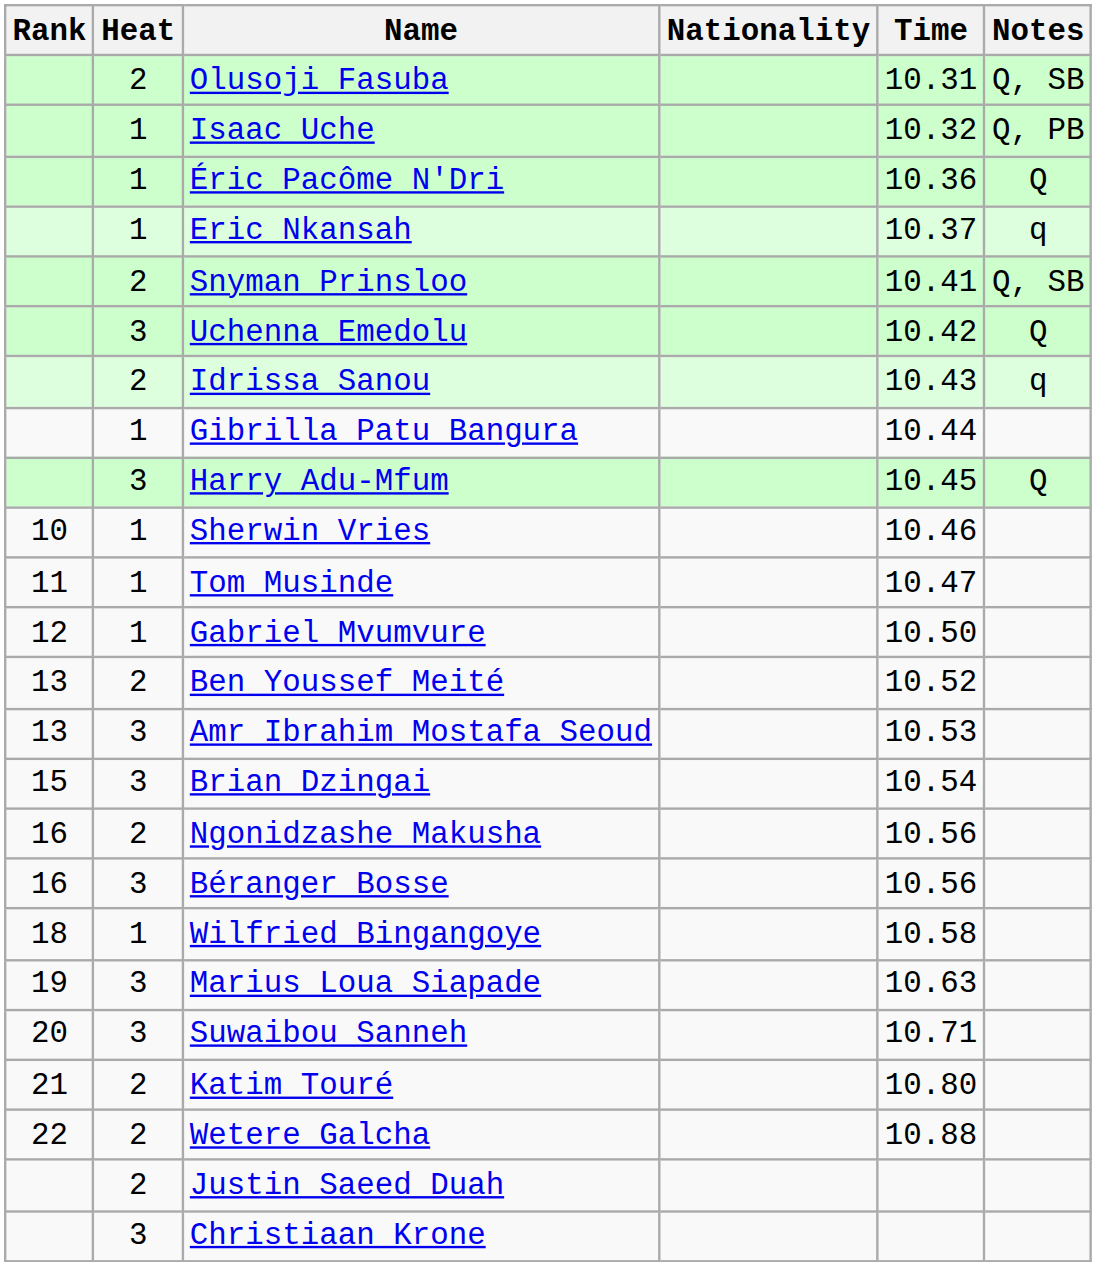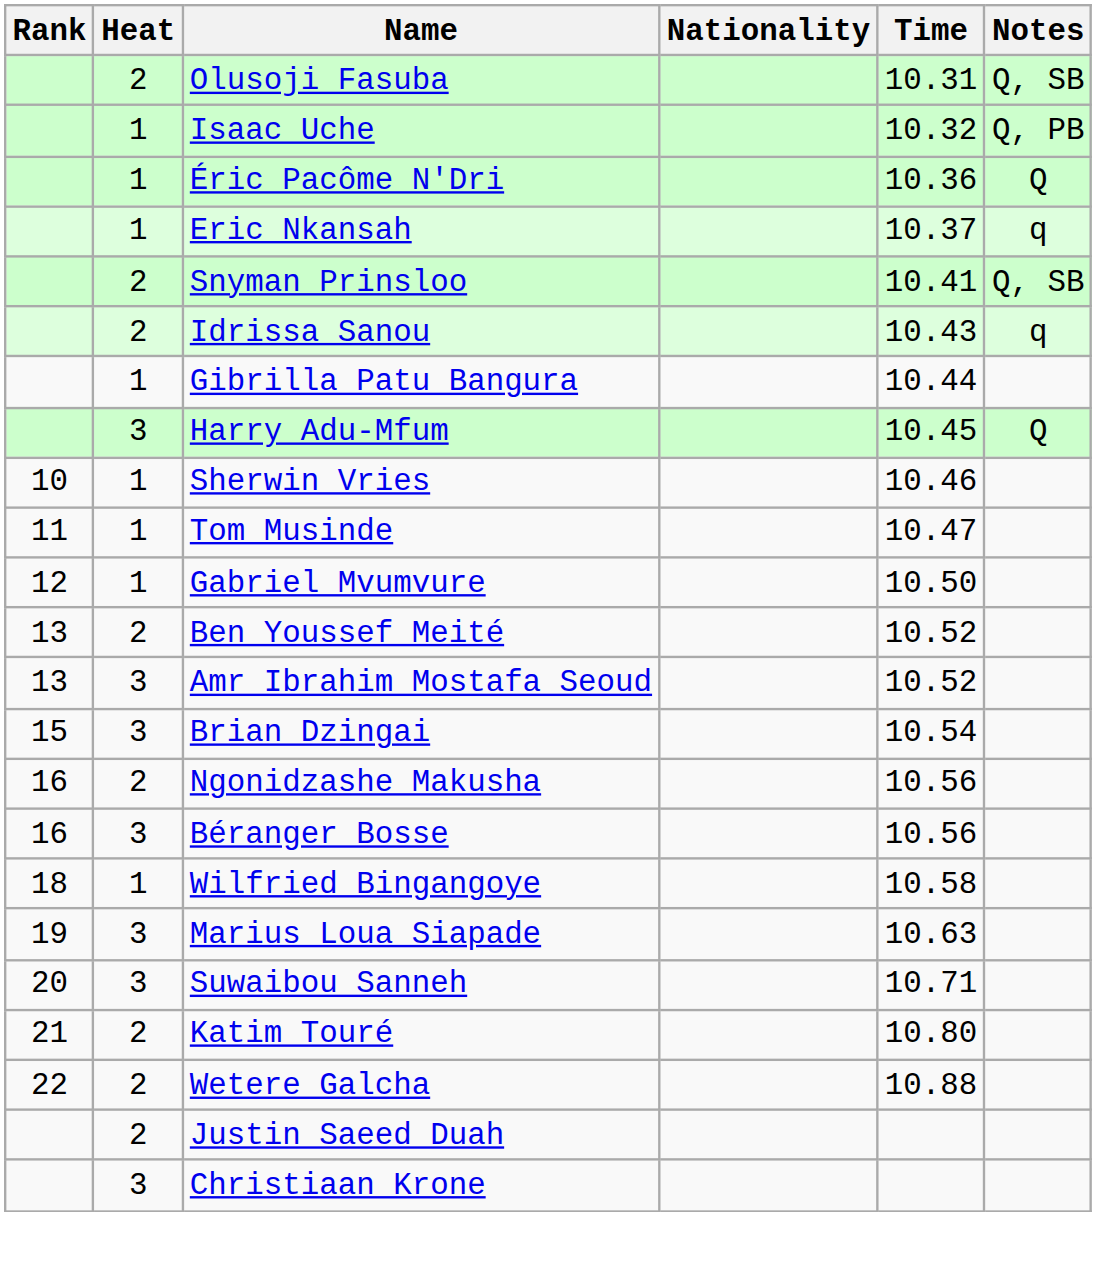- row: (329, 332)
(931, 733) 10.53 -> (931, 683) 10.52
